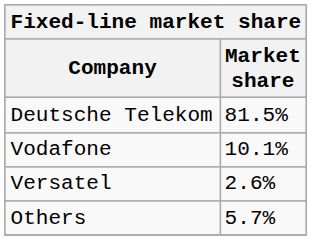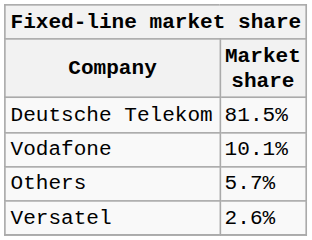rows swapped: (61, 184) <-> (48, 218)
